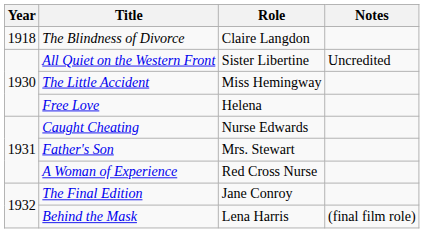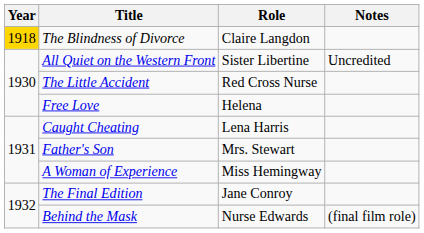(22, 37) no background -> (22, 37) gold background
(272, 82) Miss Hemingway -> (270, 82) Red Cross Nurse
(265, 127) Nurse Edwards -> (255, 127) Lena Harris
(270, 171) Red Cross Nurse -> (272, 171) Miss Hemingway
(255, 216) Lena Harris -> (265, 216) Nurse Edwards
